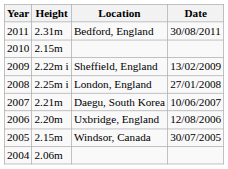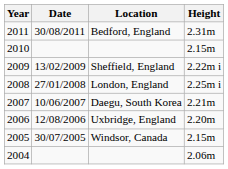columns swapped: (52, 13) <-> (196, 13)
